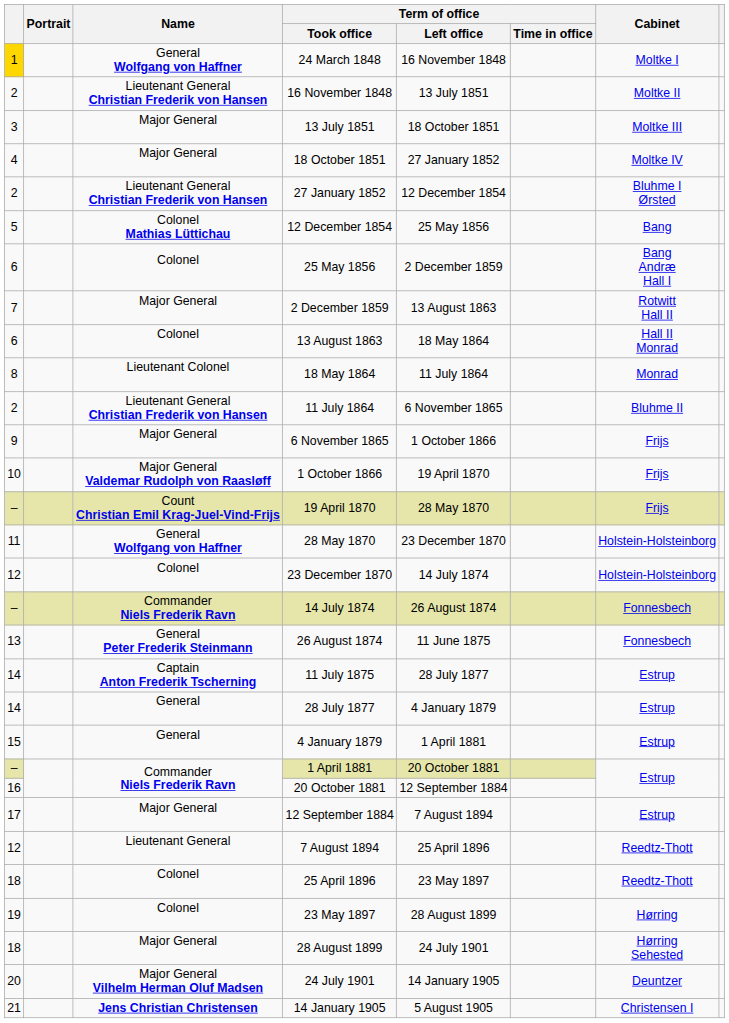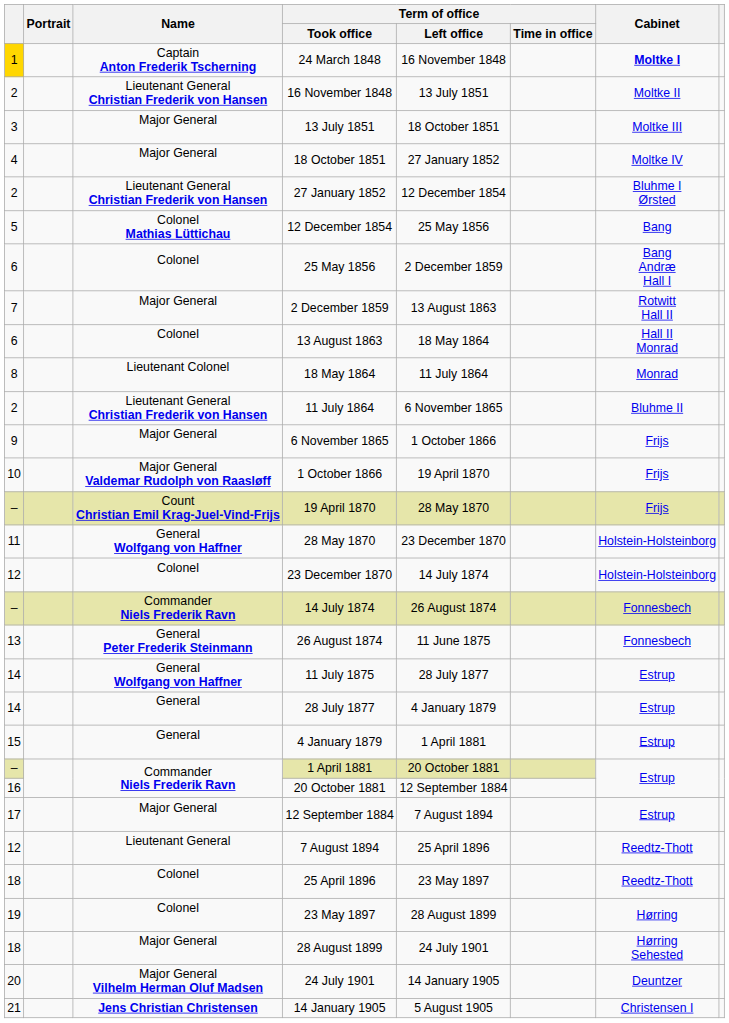(178, 60) General Wolfgang von Haffner -> (178, 60) Captain Anton Frederik Tscherning
(657, 60) normal -> (657, 60) bold
(178, 675) Captain Anton Frederik Tscherning -> (178, 675) General Wolfgang von Haffner
